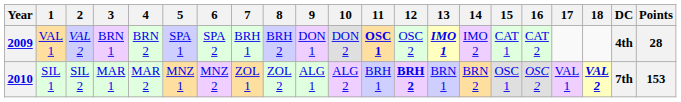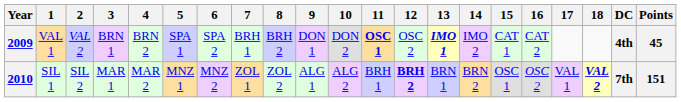(656, 43) 28 -> (656, 43) 45
(656, 79) 153 -> (656, 79) 151
